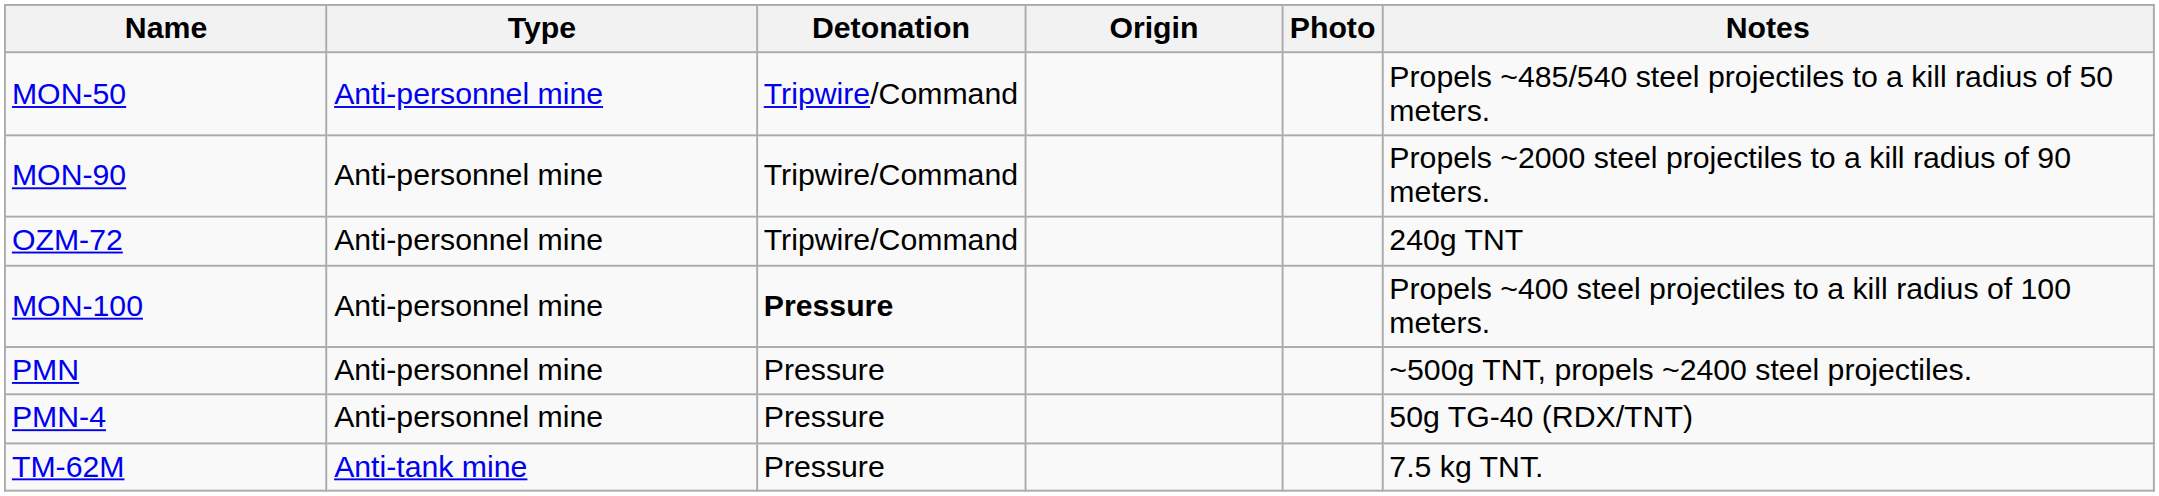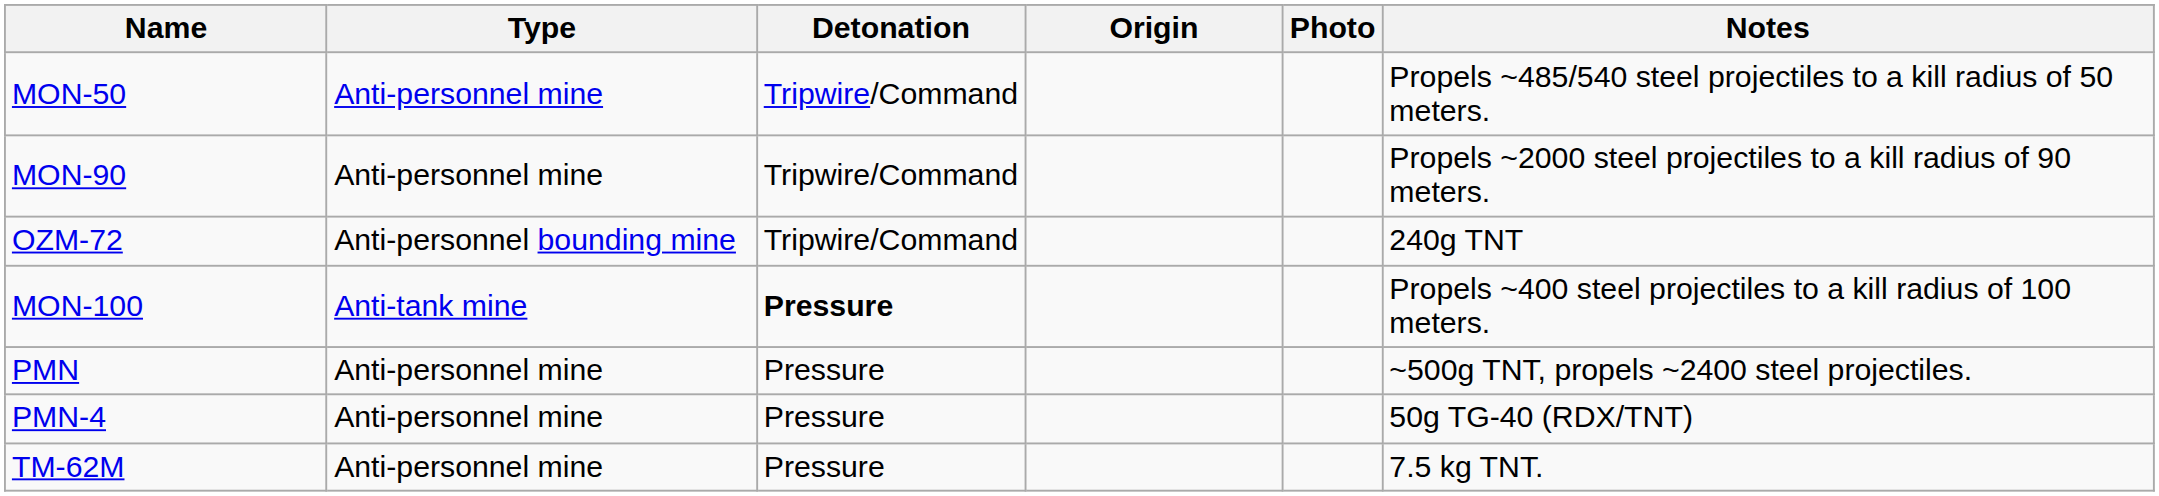(469, 240) Anti-personnel mine -> (535, 240) Anti-personnel bounding mine
(469, 305) Anti-personnel mine -> (431, 305) Anti-tank mine
(431, 466) Anti-tank mine -> (469, 466) Anti-personnel mine
